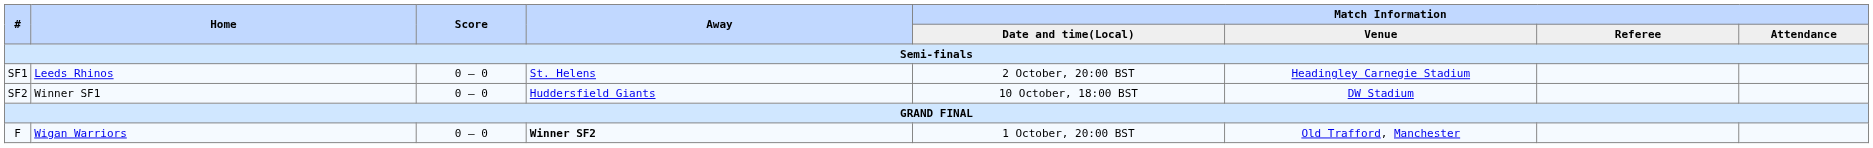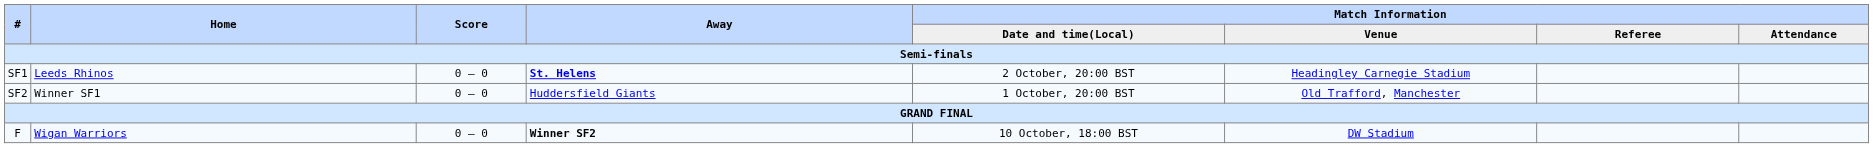(563, 74) normal -> (563, 74) bold
(1068, 93) 10 October, 18:00 BST -> (1068, 93) 1 October, 20:00 BST
(1381, 93) DW Stadium -> (1381, 93) Old Trafford, Manchester
(1068, 133) 1 October, 20:00 BST -> (1068, 133) 10 October, 18:00 BST
(1381, 133) Old Trafford, Manchester -> (1381, 133) DW Stadium
